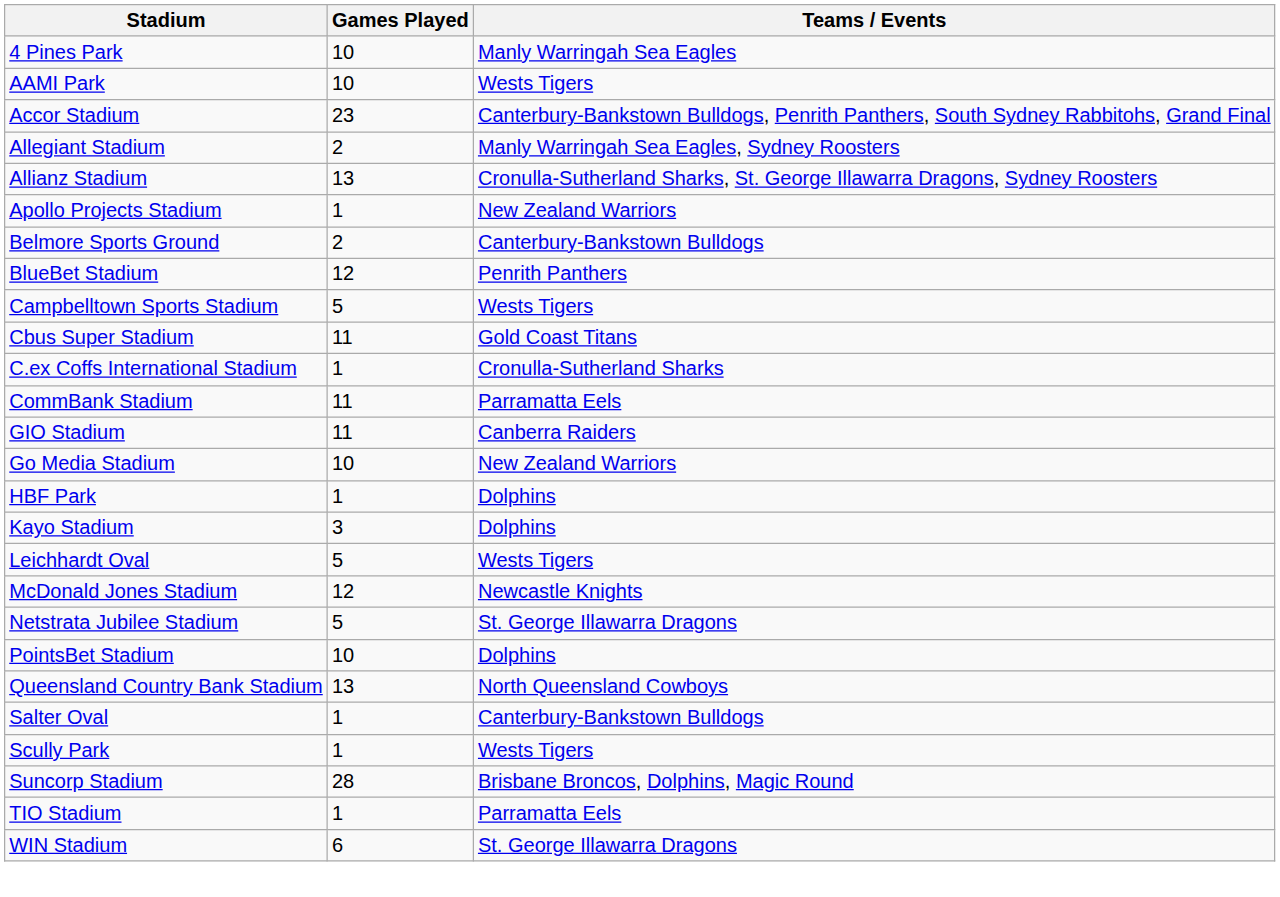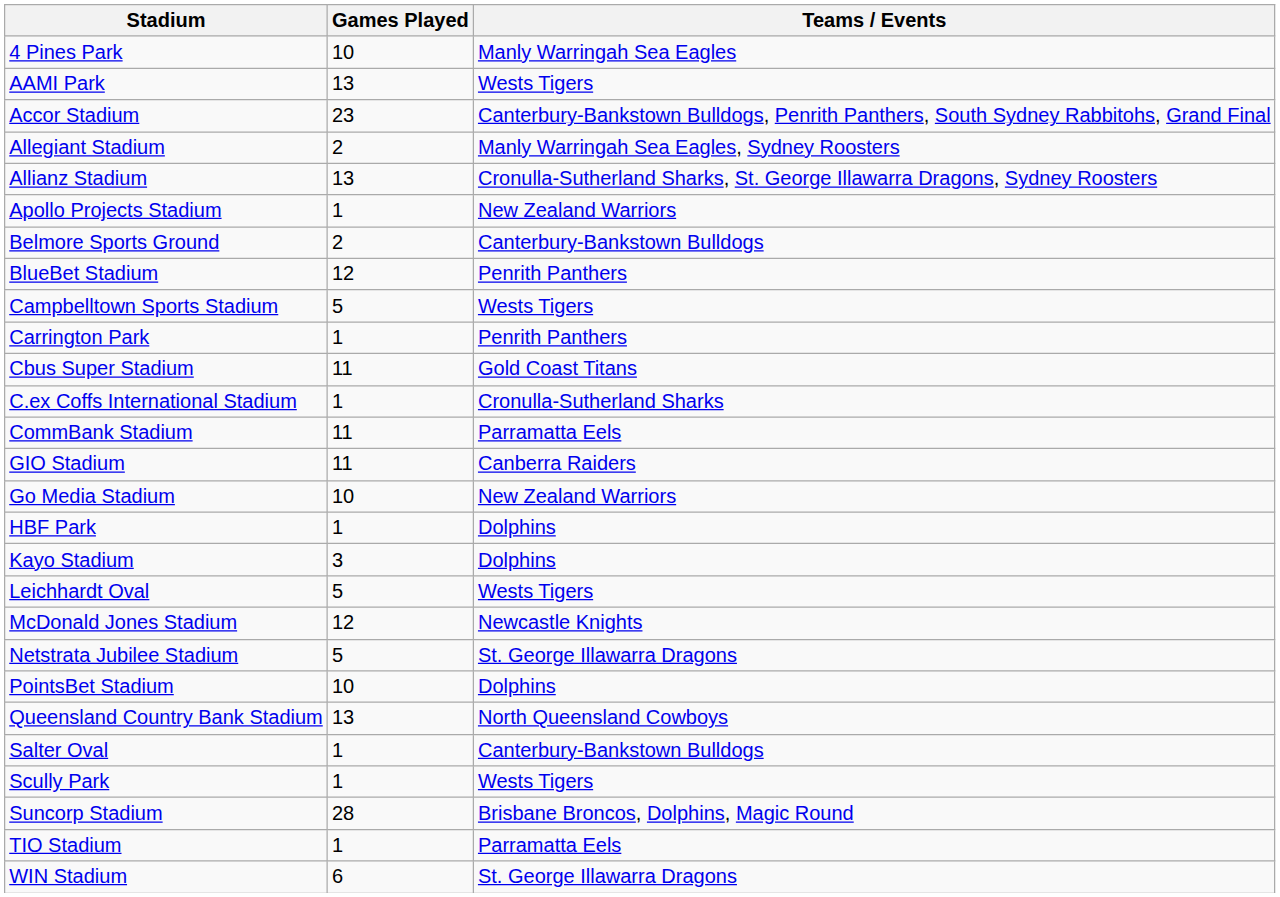(343, 83) 10 -> (343, 83) 13
+ row: (79, 337)
